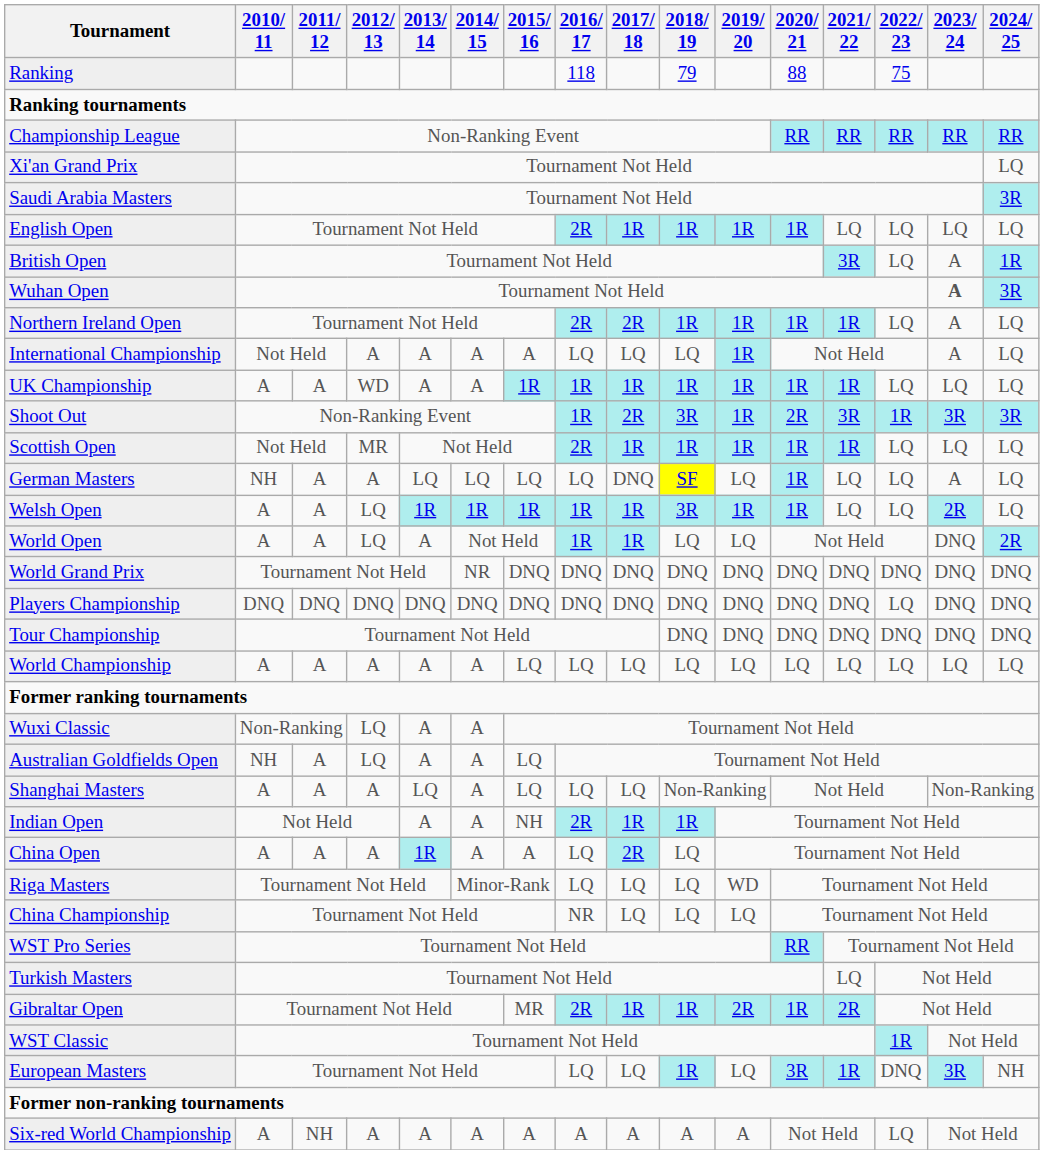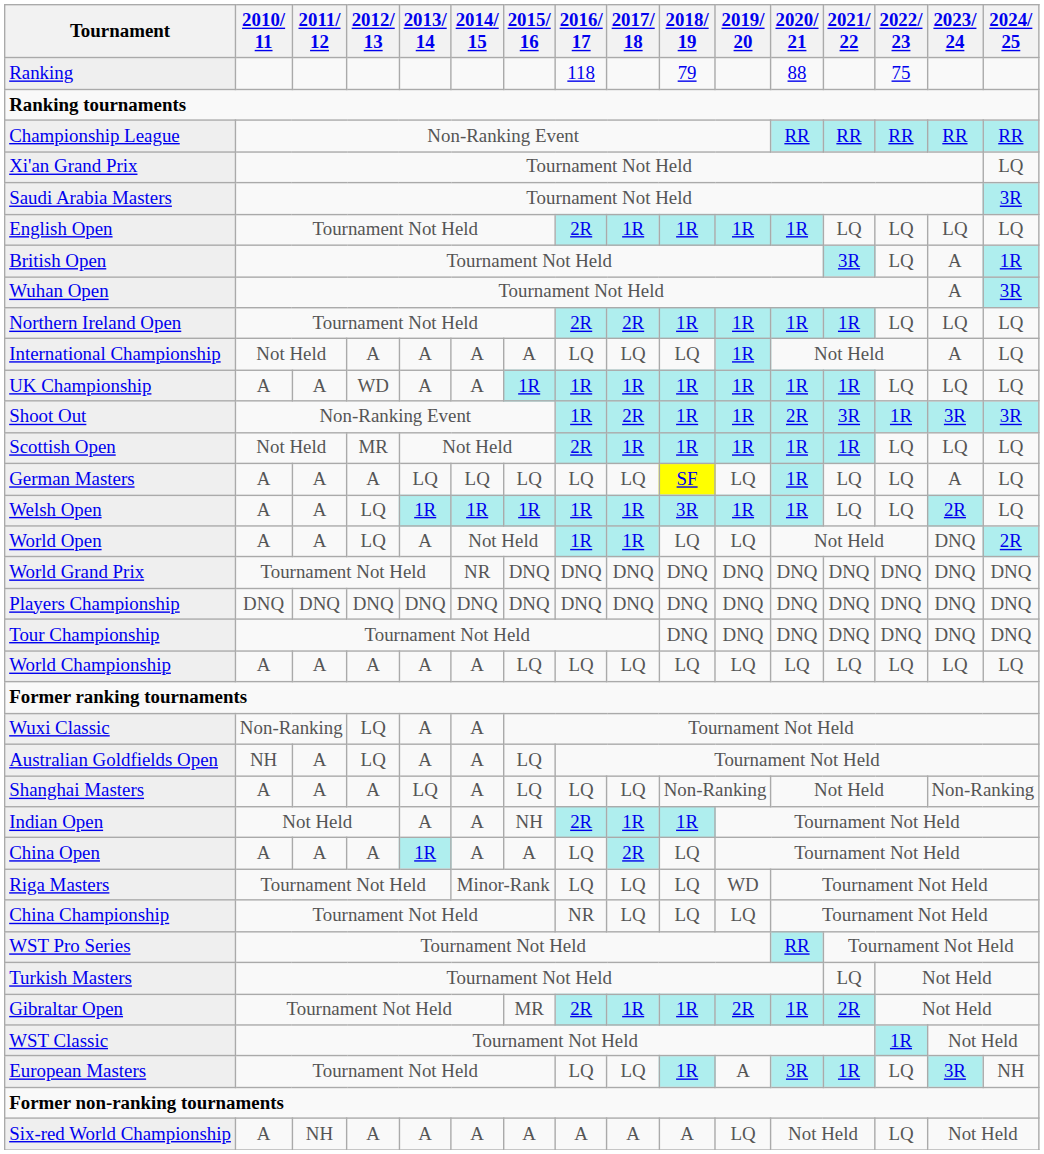(955, 291) bold -> (955, 291) normal
(955, 322) A -> (955, 322) LQ
(687, 416) 3R -> (687, 416) 1R
(264, 478) NH -> (264, 478) A
(633, 478) DNQ -> (633, 478) LQ
(901, 603) LQ -> (901, 603) DNQ
(743, 1071) LQ -> (743, 1071) A
(901, 1071) DNQ -> (901, 1071) LQ
(743, 1133) A -> (743, 1133) LQ
